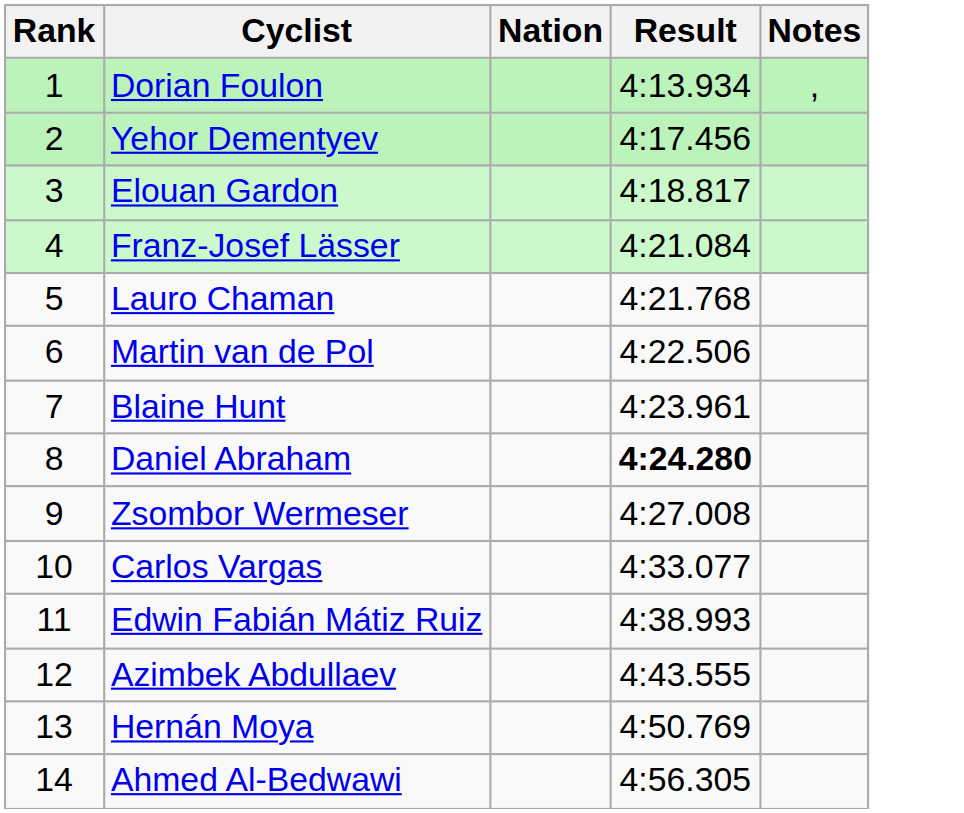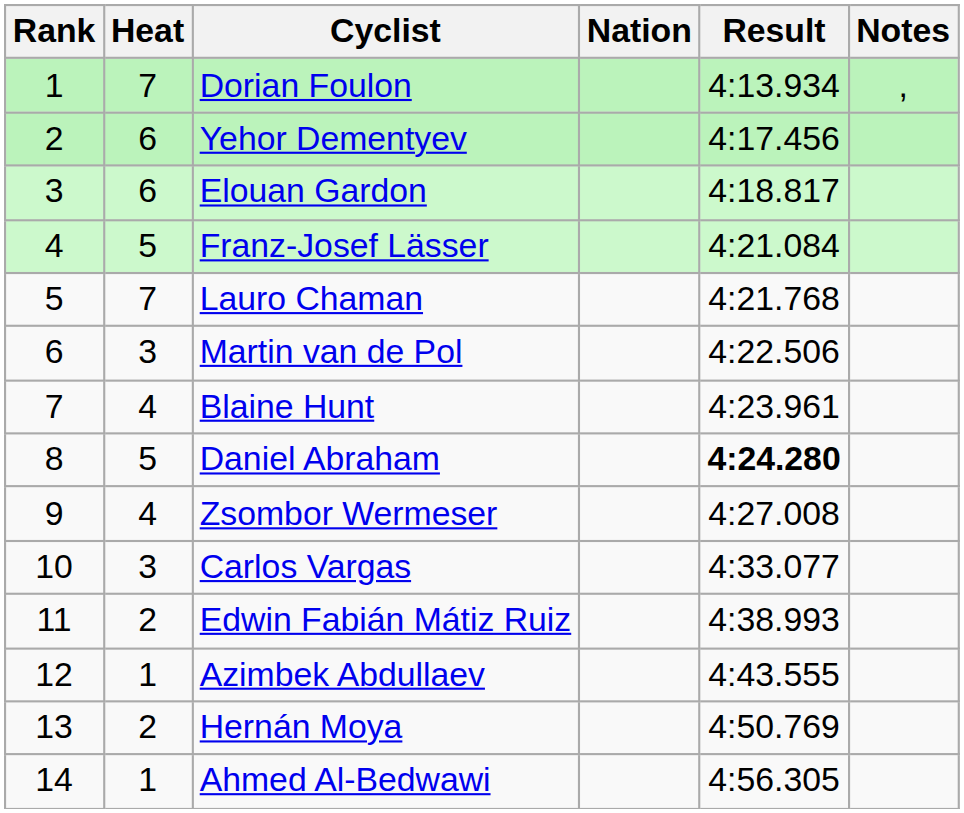+ column: (148, 31)
